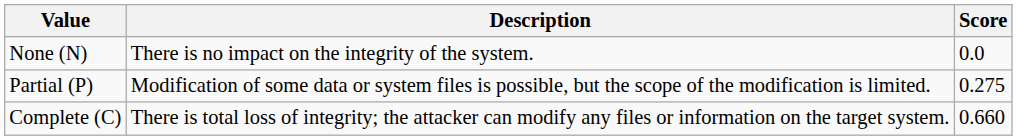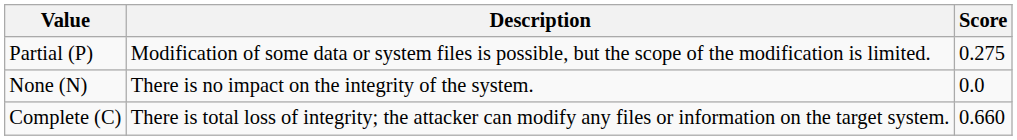rows swapped: (48, 53) <-> (51, 85)
